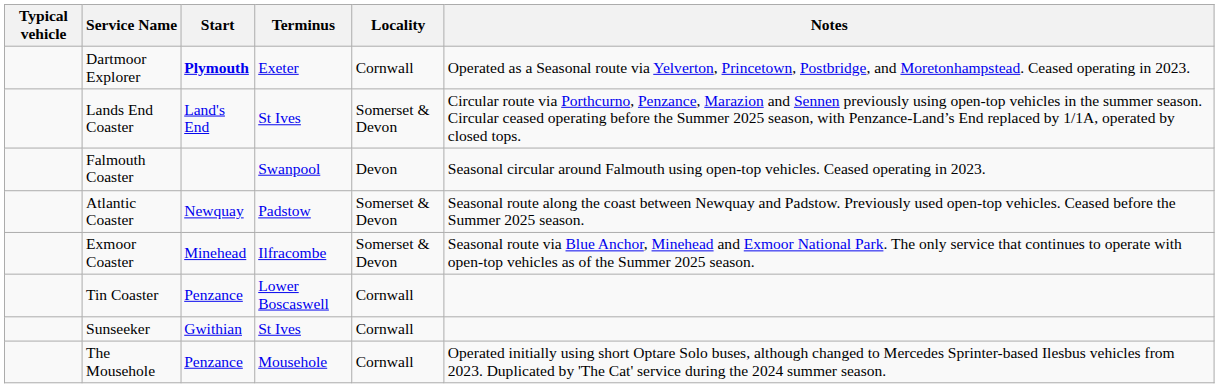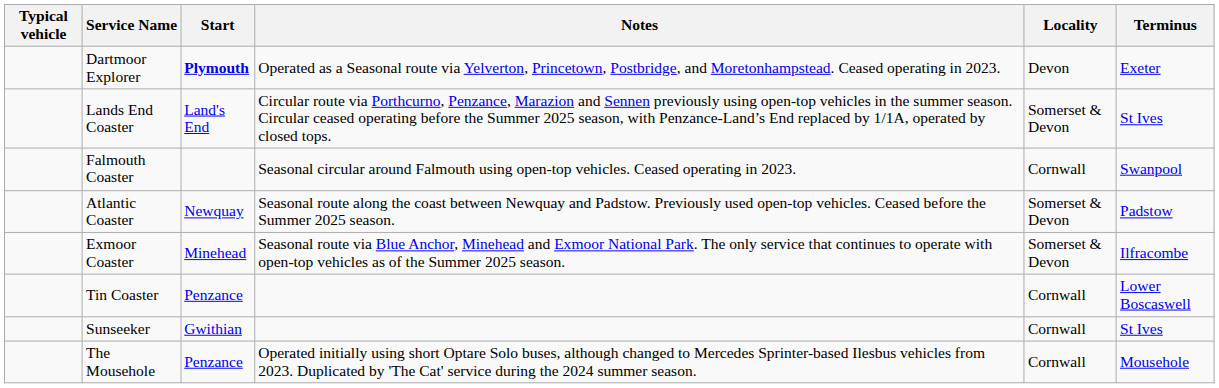columns swapped: (303, 25) <-> (829, 25)
(385, 67) Cornwall -> (1049, 67) Devon
(376, 169) Devon -> (1057, 169) Cornwall
